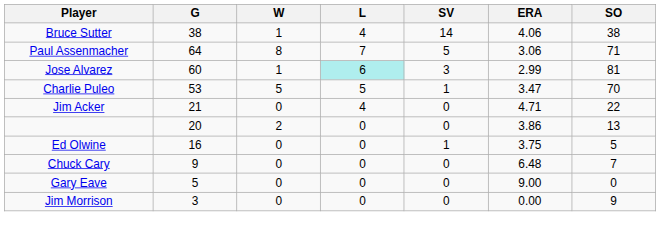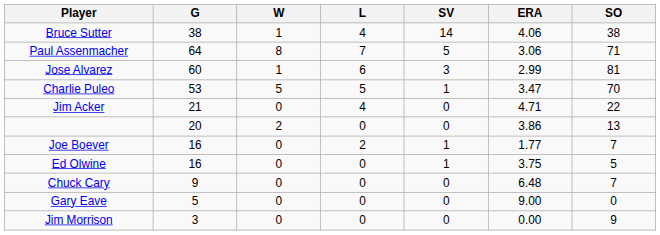(362, 70) paleturquoise background -> (362, 70) no background
+ row: (79, 145)
